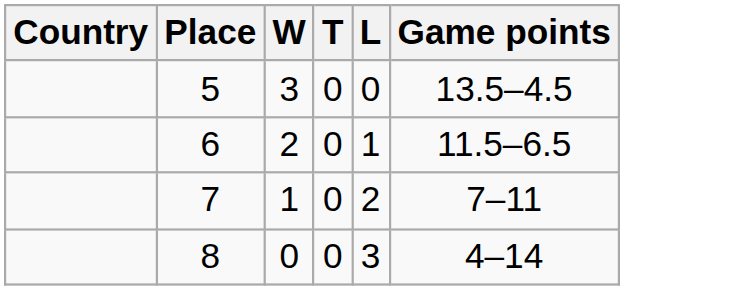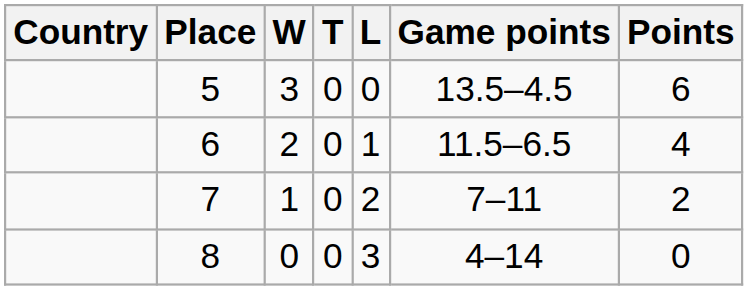+ column: (681, 32)
